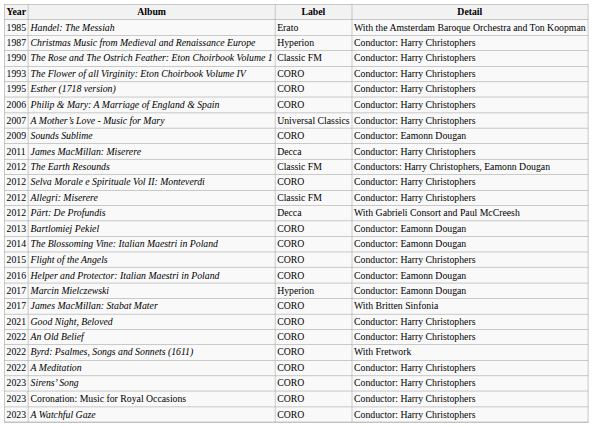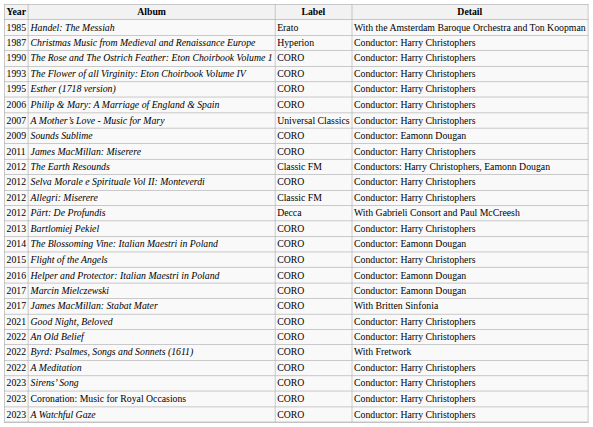(300, 58) Classic FM -> (291, 58) CORO
(289, 151) Decca -> (291, 151) CORO
(410, 228) Conductor: Eamonn Dougan -> (415, 228) Conductor: Harry Christophers
(296, 290) Hyperion -> (291, 290) CORO
